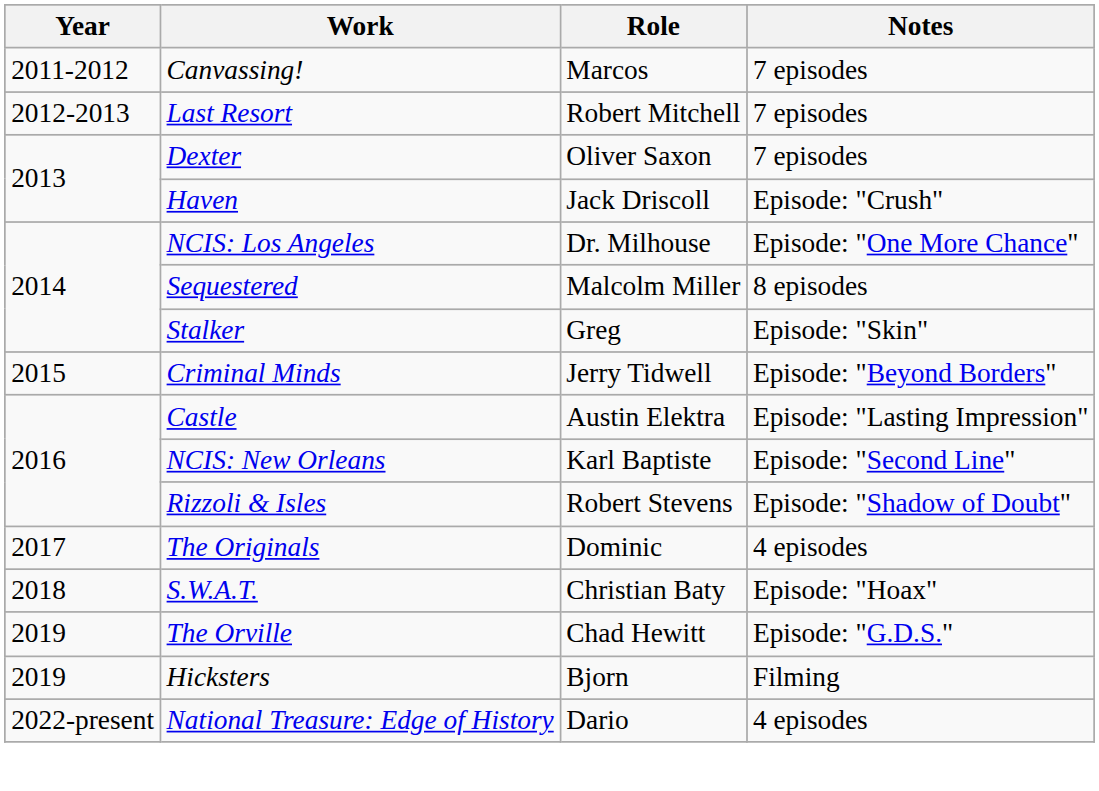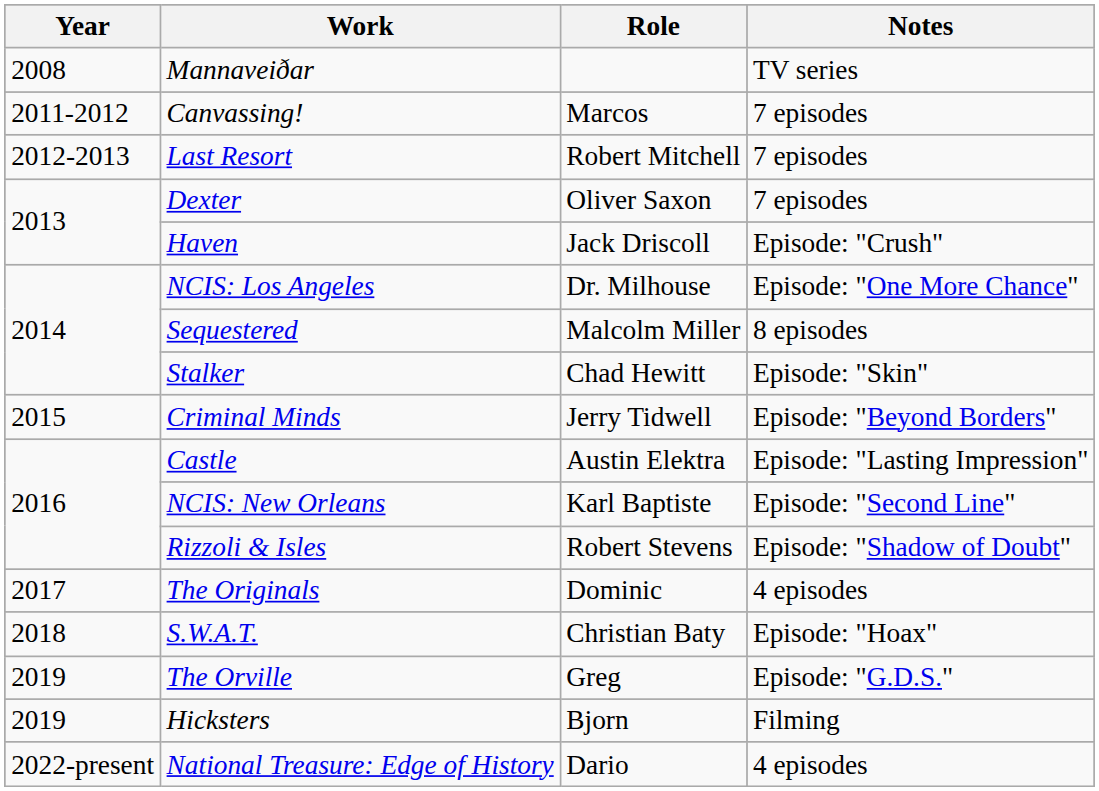+ row: (240, 69)
(594, 329) Greg -> (636, 373) Chad Hewitt
(636, 633) Chad Hewitt -> (594, 677) Greg
